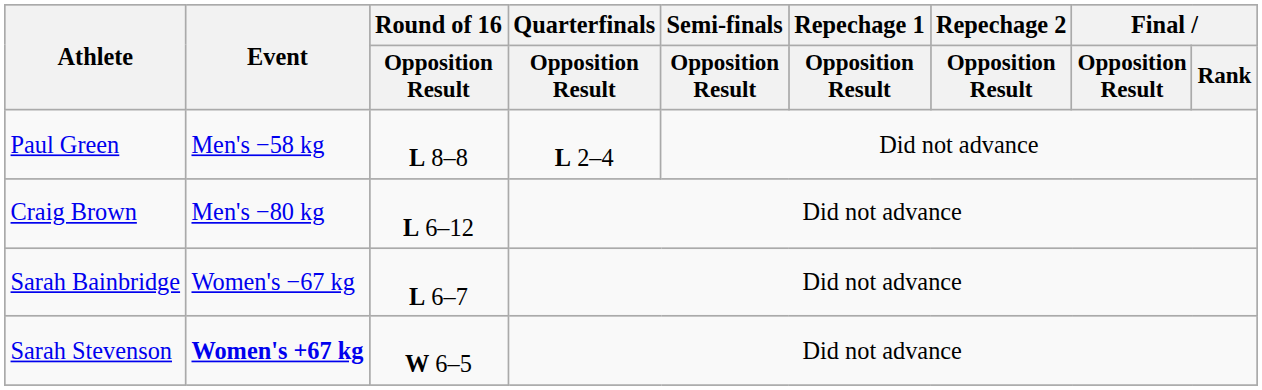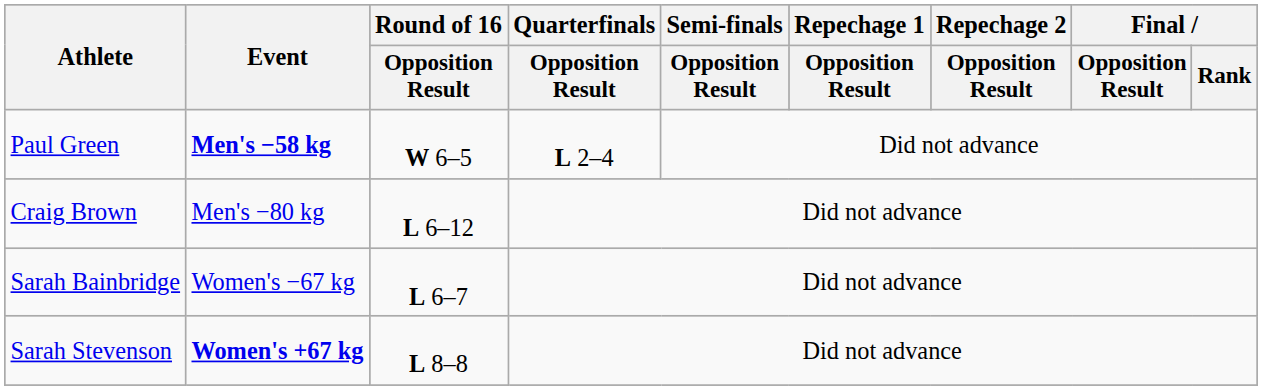(258, 144) normal -> (261, 144) bold
(438, 158) L 8–8 -> (438, 158) W 6–5
(438, 365) W 6–5 -> (438, 365) L 8–8
